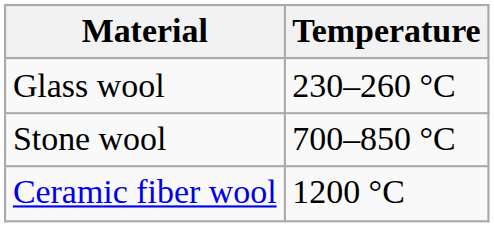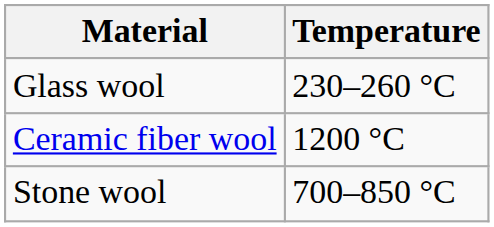rows swapped: (90, 138) <-> (145, 192)
